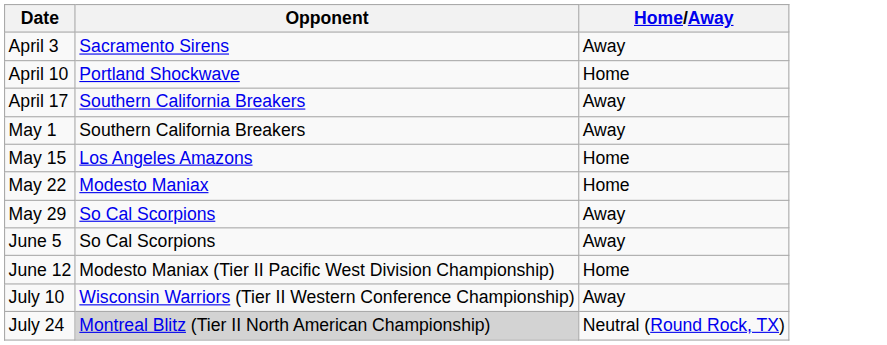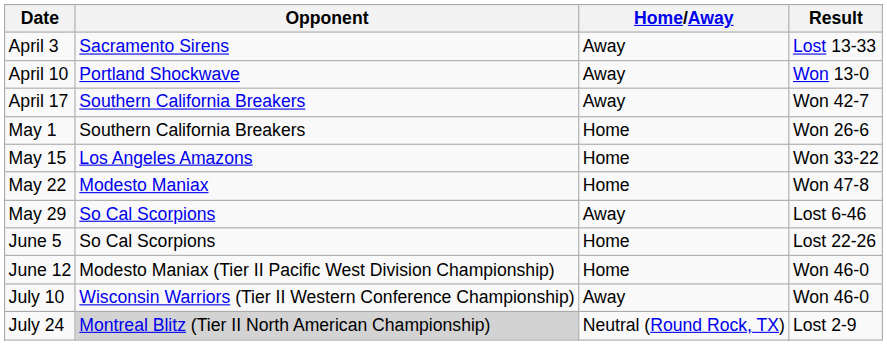+ column: (836, 18)
(606, 74) Home -> (604, 74) Away
(604, 130) Away -> (606, 130) Home
(604, 241) Away -> (606, 241) Home
